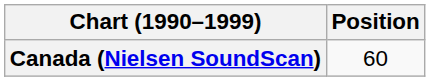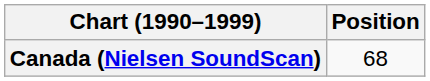(376, 57) 60 -> (376, 57) 68
